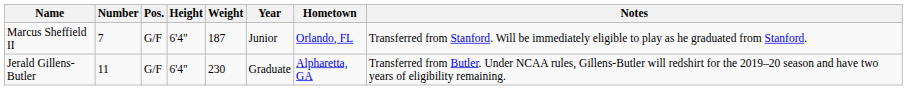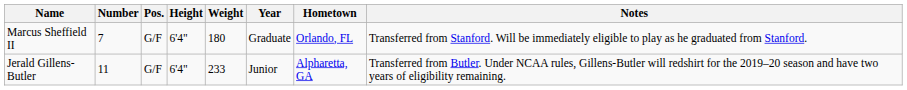(217, 38) 187 -> (217, 38) 180
(263, 38) Junior -> (270, 38) Graduate
(217, 69) 230 -> (217, 69) 233
(270, 69) Graduate -> (263, 69) Junior
